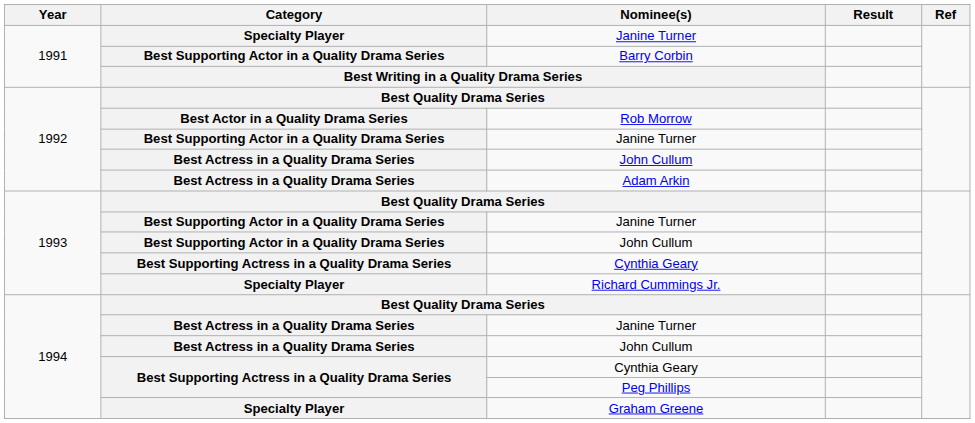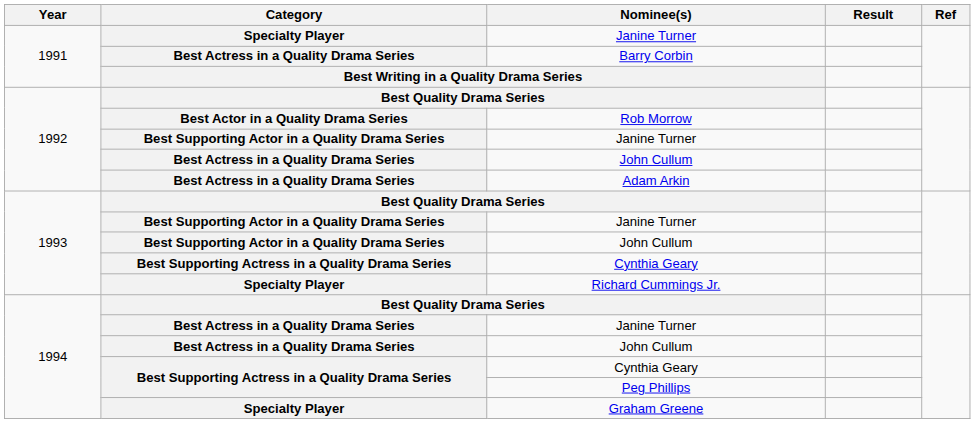(294, 57) Best Supporting Actor in a Quality Drama Series -> (294, 57) Best Actress in a Quality Drama Series
